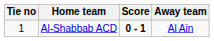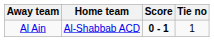columns swapped: (21, 12) <-> (181, 12)
